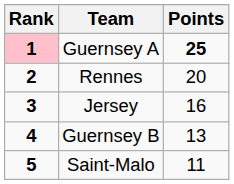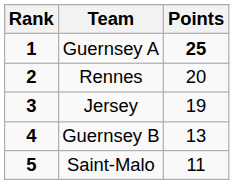(31, 48) pink background -> (31, 48) no background
(196, 106) 16 -> (196, 106) 19
